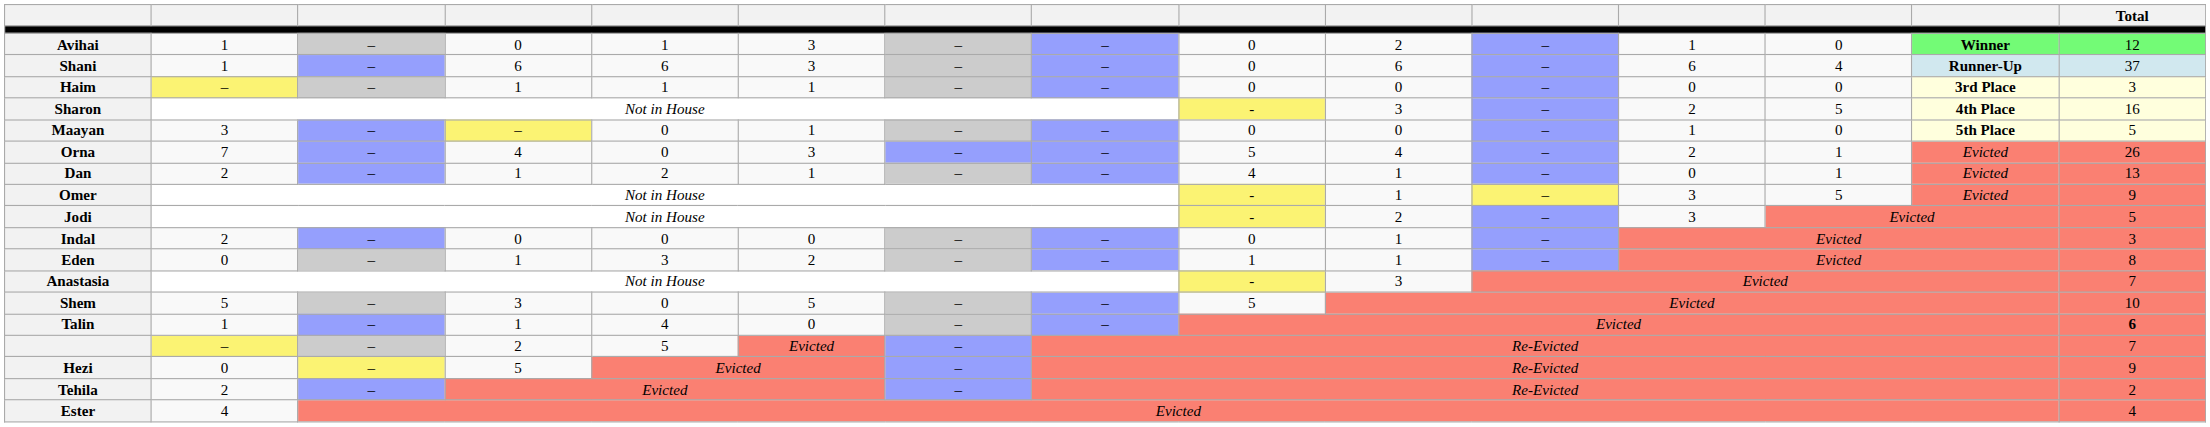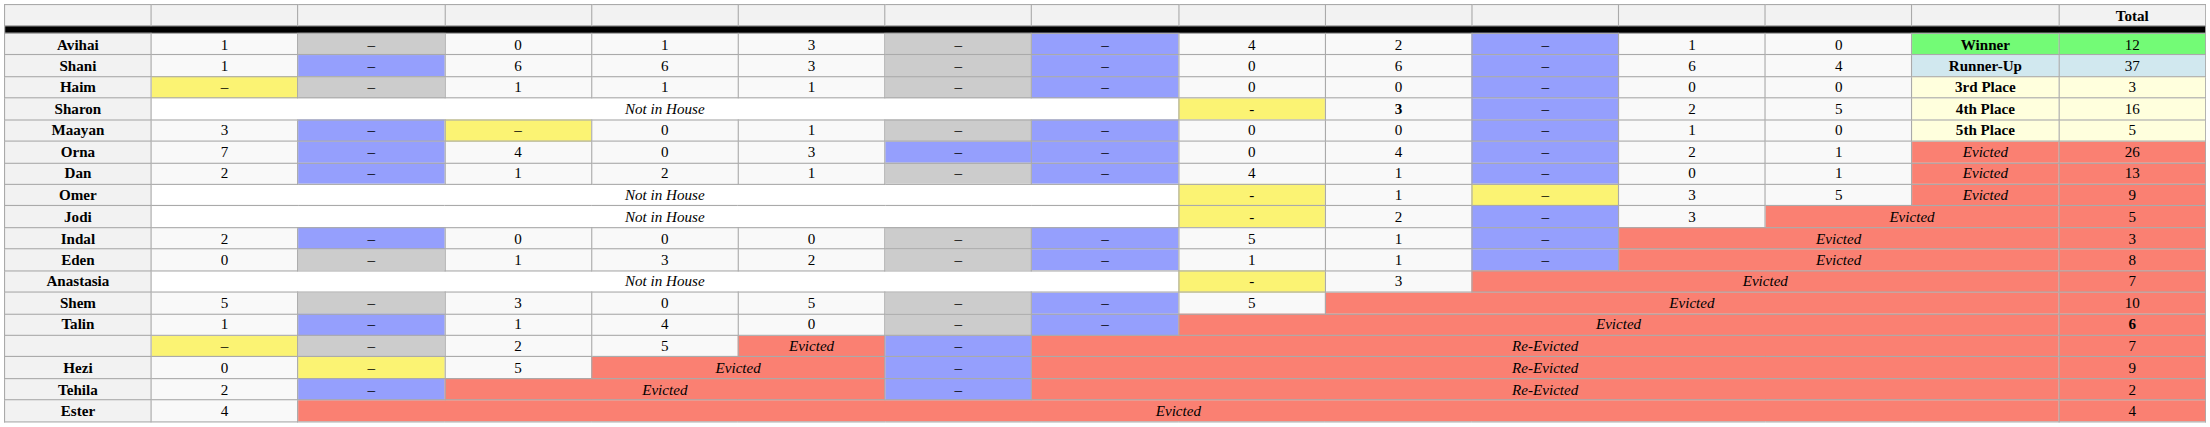(1252, 44) 0 -> (1252, 44) 4
(1398, 108) normal -> (1398, 108) bold
(1252, 152) 5 -> (1252, 152) 0
(1252, 238) 0 -> (1252, 238) 5
